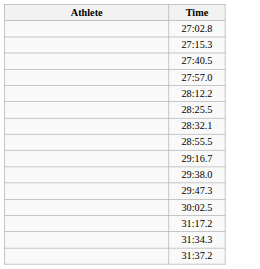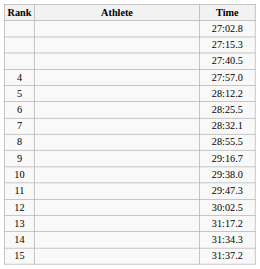+ column: (19, 12)
